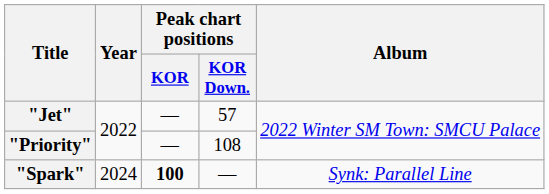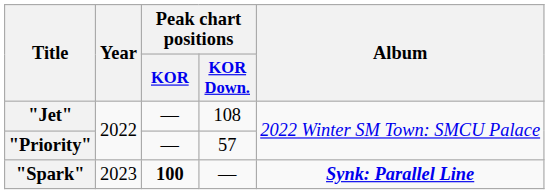(227, 115) 57 -> (227, 115) 108
(227, 145) 108 -> (227, 145) 57
(118, 174) 2024 -> (118, 174) 2023
(400, 174) normal -> (400, 174) bold
